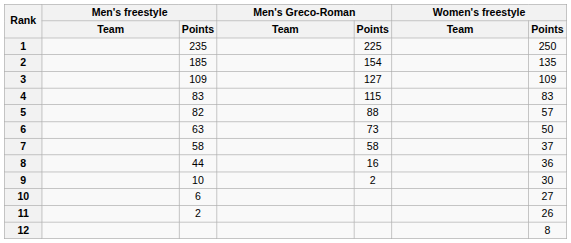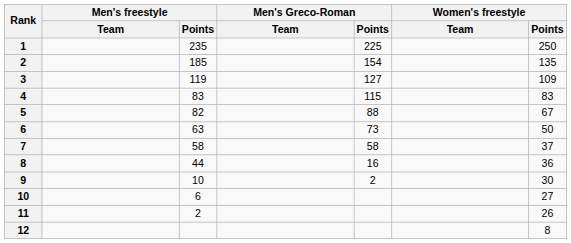(198, 79) 109 -> (198, 79) 119
(547, 113) 57 -> (547, 113) 67
